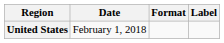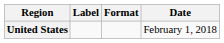columns swapped: (110, 13) <-> (204, 13)
